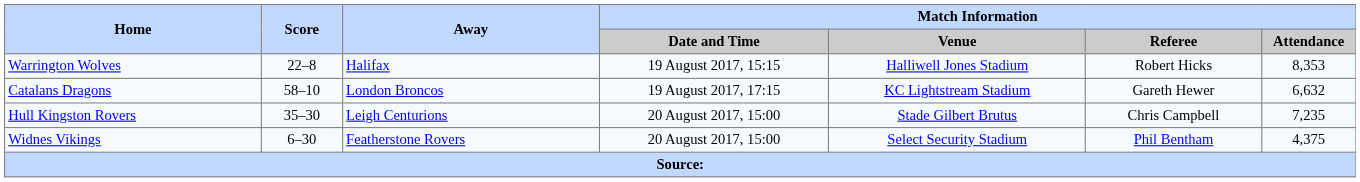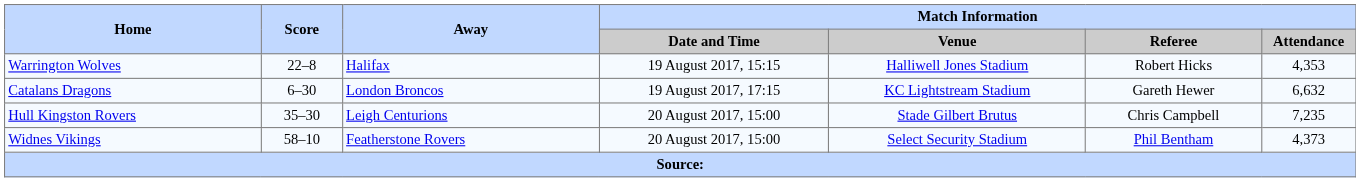(1309, 66) 8,353 -> (1309, 66) 4,353
(302, 90) 58–10 -> (302, 90) 6–30
(302, 139) 6–30 -> (302, 139) 58–10
(1309, 139) 4,375 -> (1309, 139) 4,373
